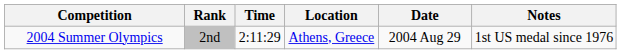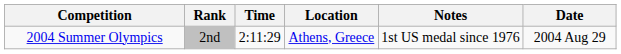columns swapped: (425, 15) <-> (544, 15)
